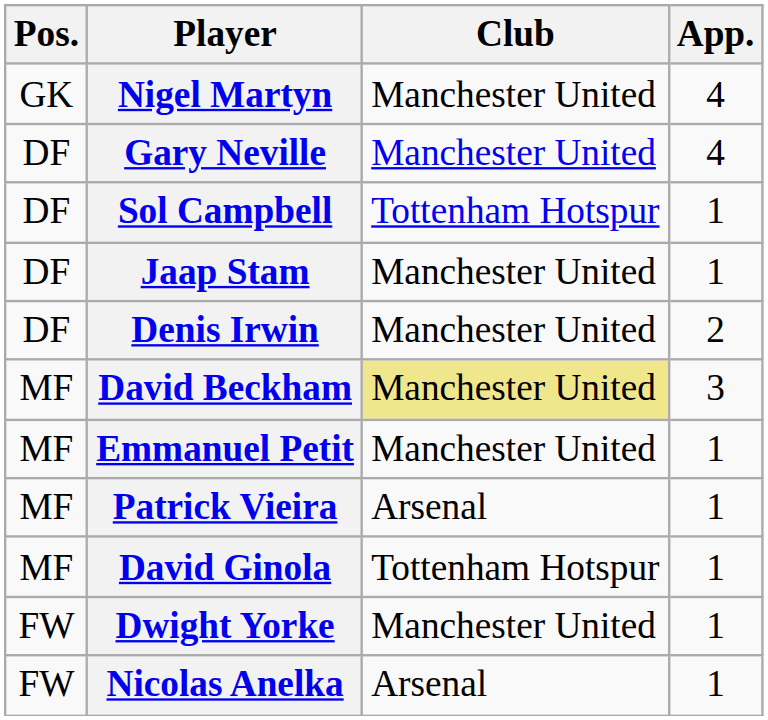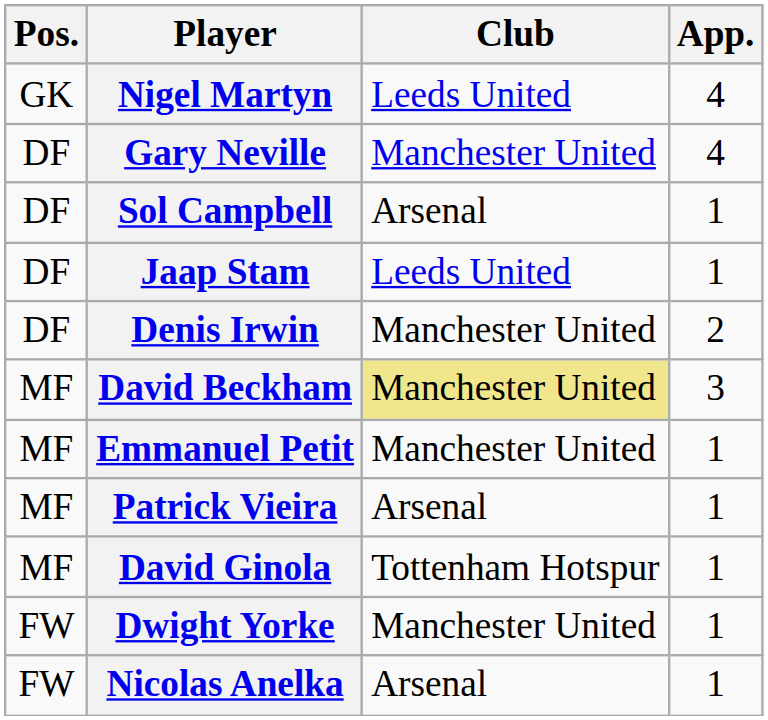(514, 93) Manchester United -> (471, 93) Leeds United
(515, 211) Tottenham Hotspur -> (429, 211) Arsenal
(514, 270) Manchester United -> (471, 270) Leeds United
